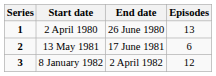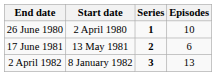columns swapped: (20, 12) <-> (136, 12)
(189, 29) 13 -> (189, 29) 10
(189, 63) 12 -> (189, 63) 13
